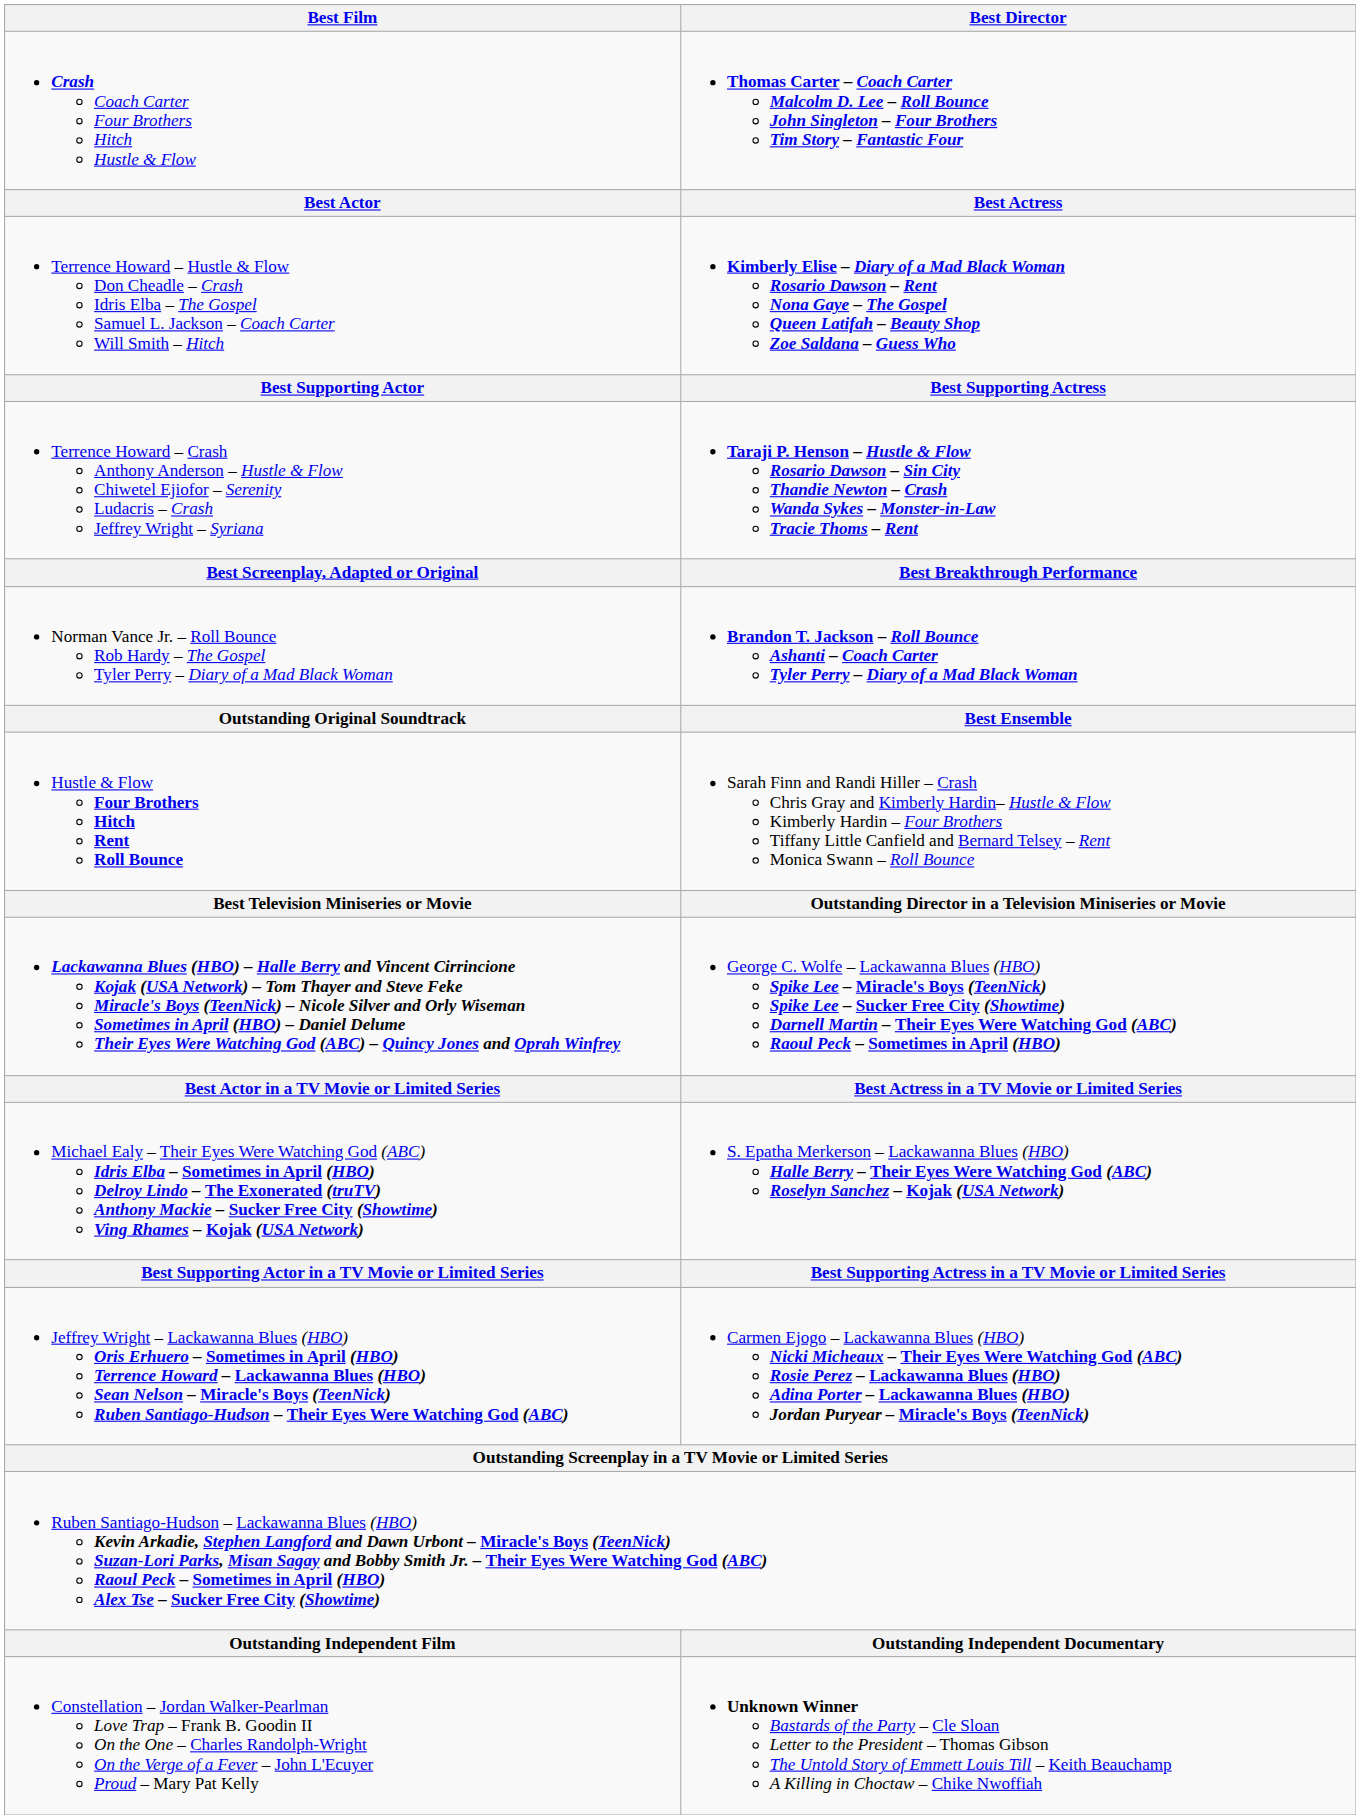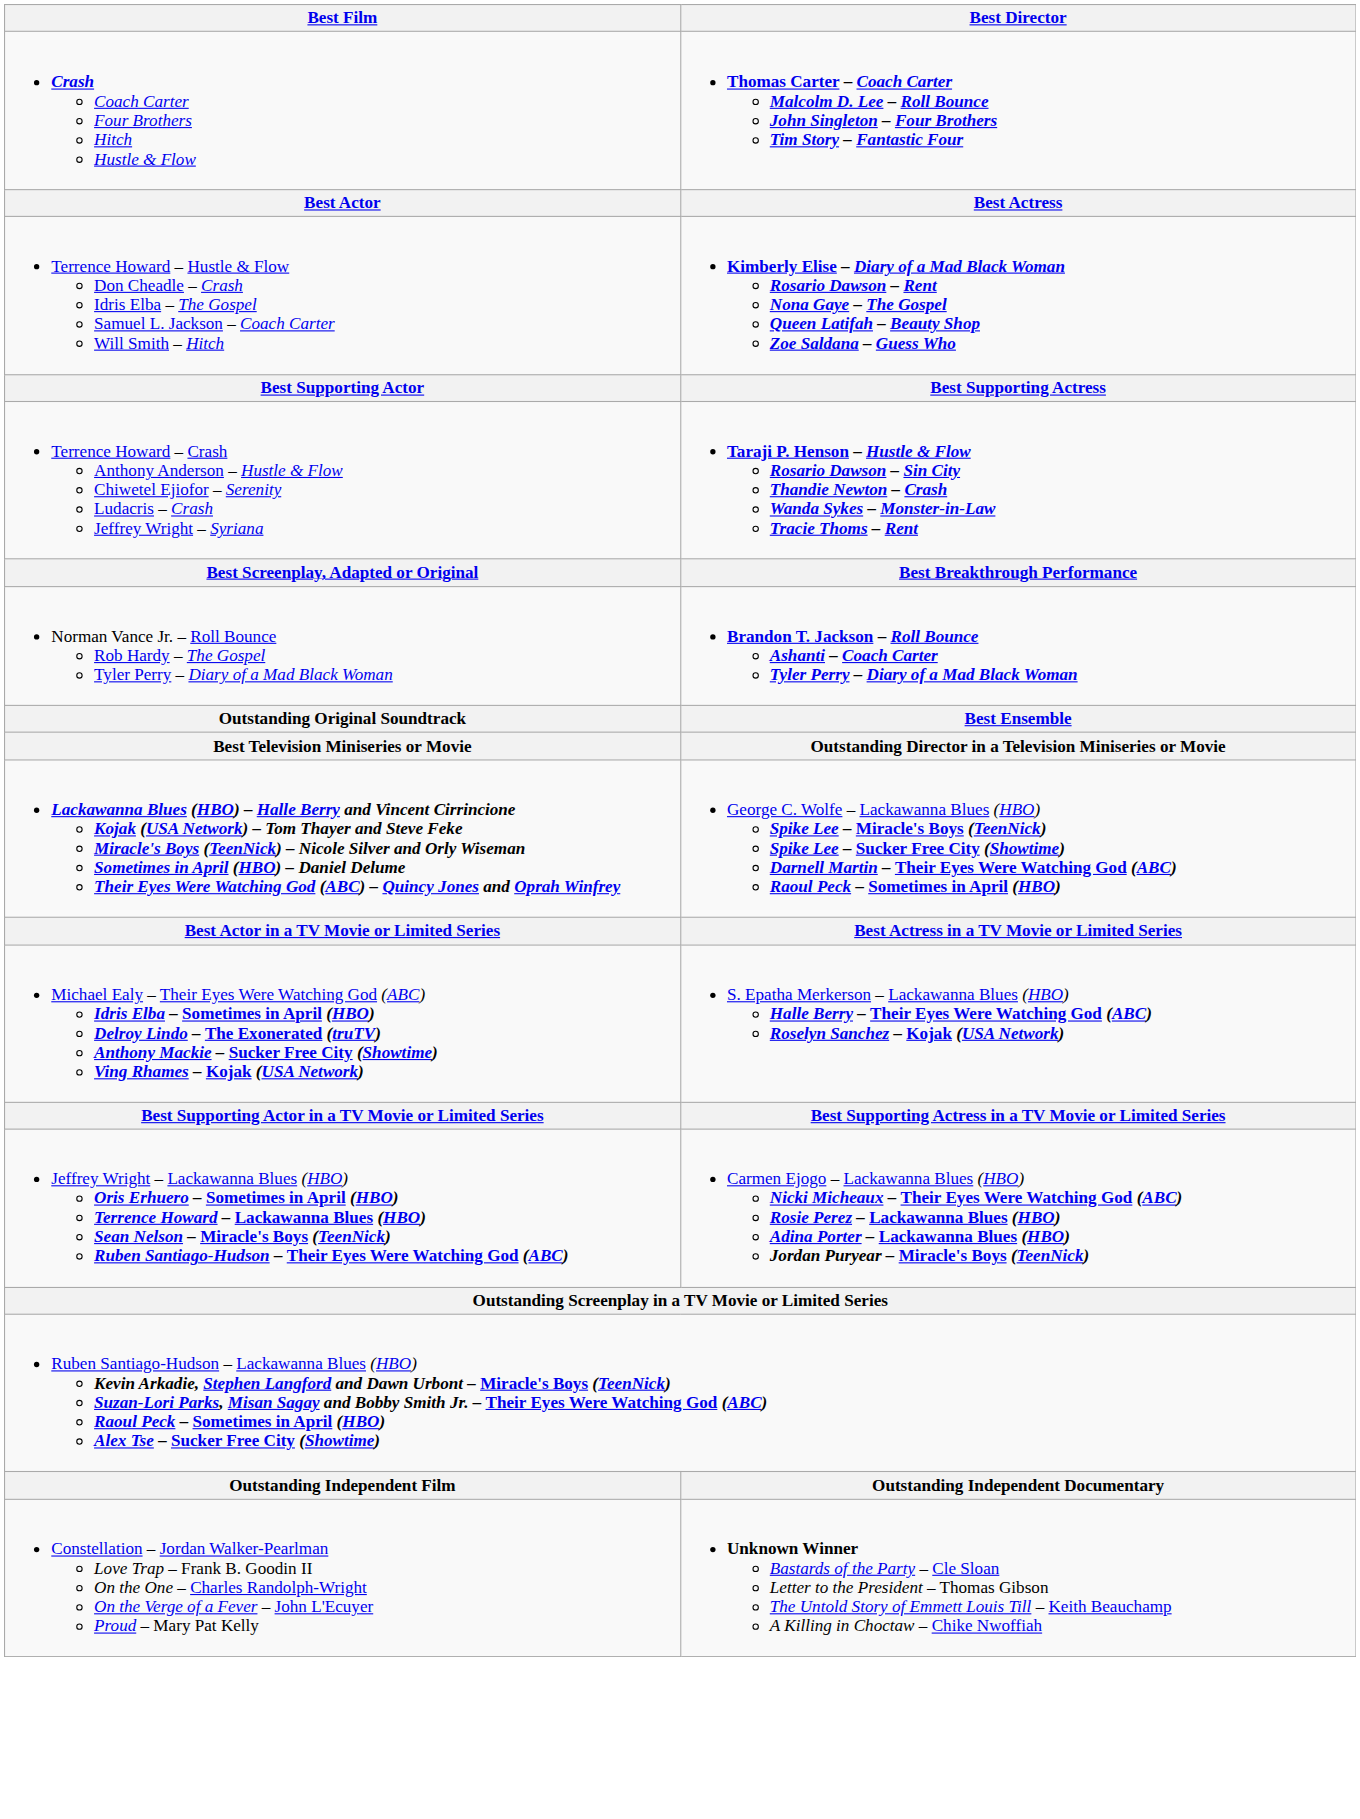- row: (342, 821)
